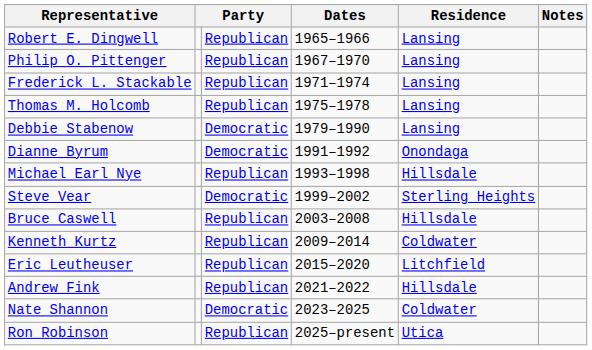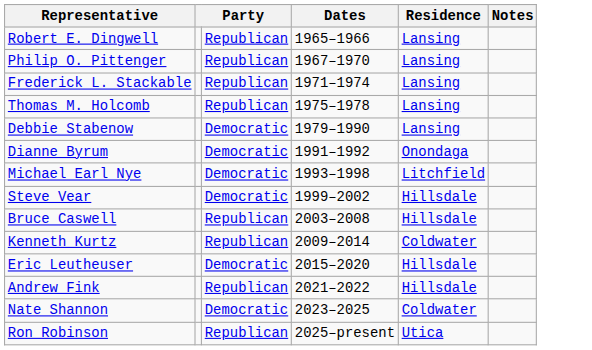(246, 175) Republican -> (246, 175) Democratic
(439, 175) Hillsdale -> (443, 175) Litchfield
(468, 197) Sterling Heights -> (439, 197) Hillsdale
(246, 265) Republican -> (246, 265) Democratic
(443, 265) Litchfield -> (439, 265) Hillsdale
